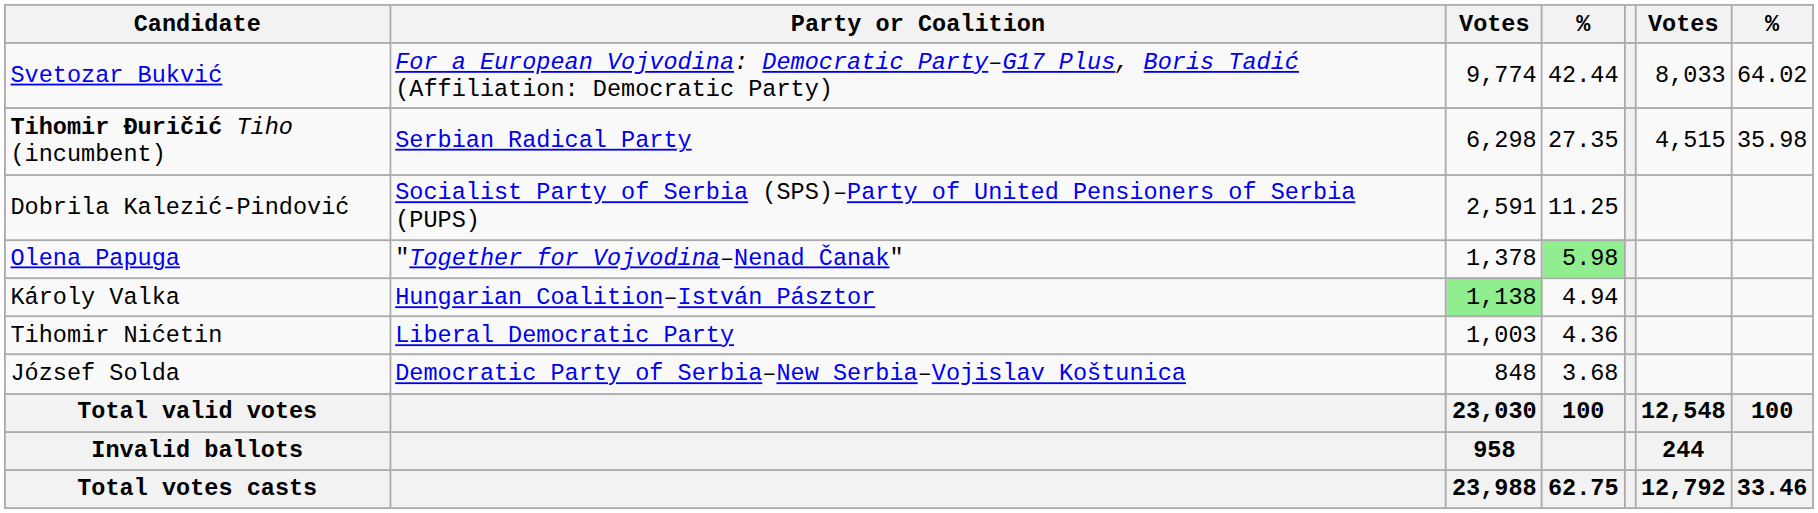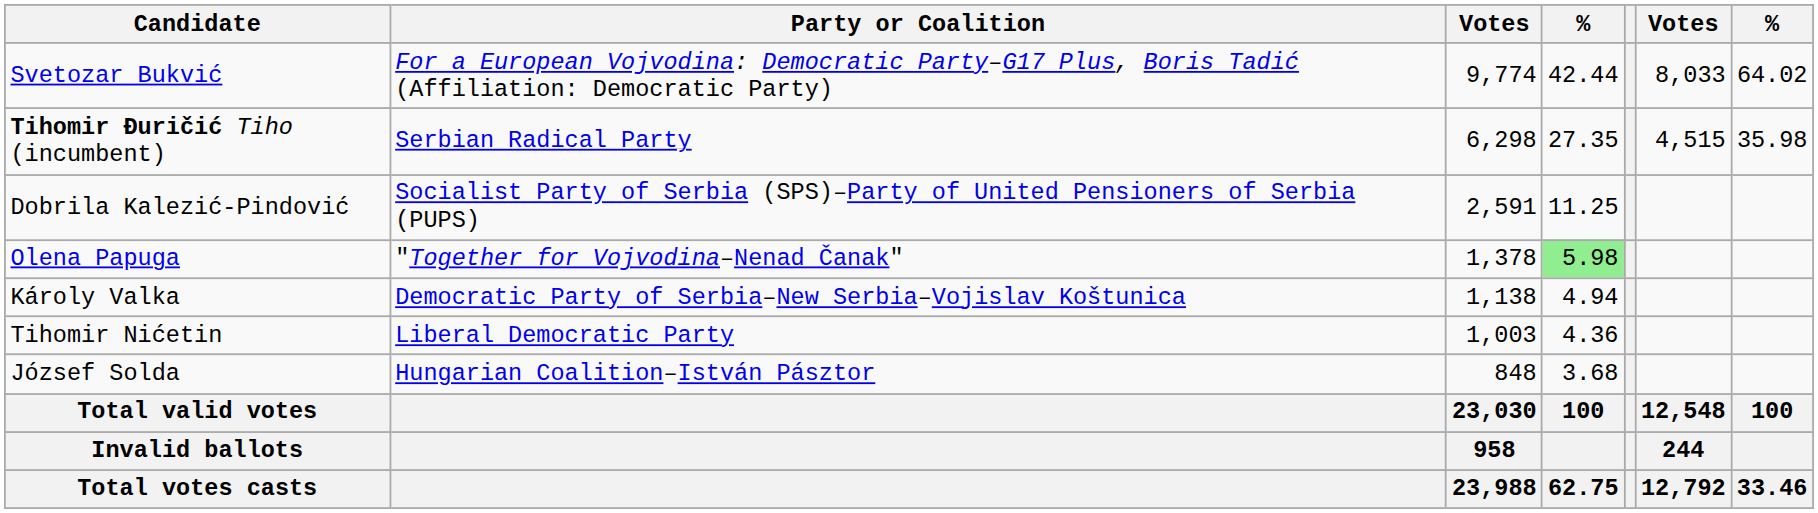(635, 297) Hungarian Coalition–István Pásztor -> (791, 297) Democratic Party of Serbia–New Serbia–Vojislav Koštunica
(1501, 297) lightgreen background -> (1501, 297) no background
(791, 374) Democratic Party of Serbia–New Serbia–Vojislav Koštunica -> (635, 374) Hungarian Coalition–István Pásztor
